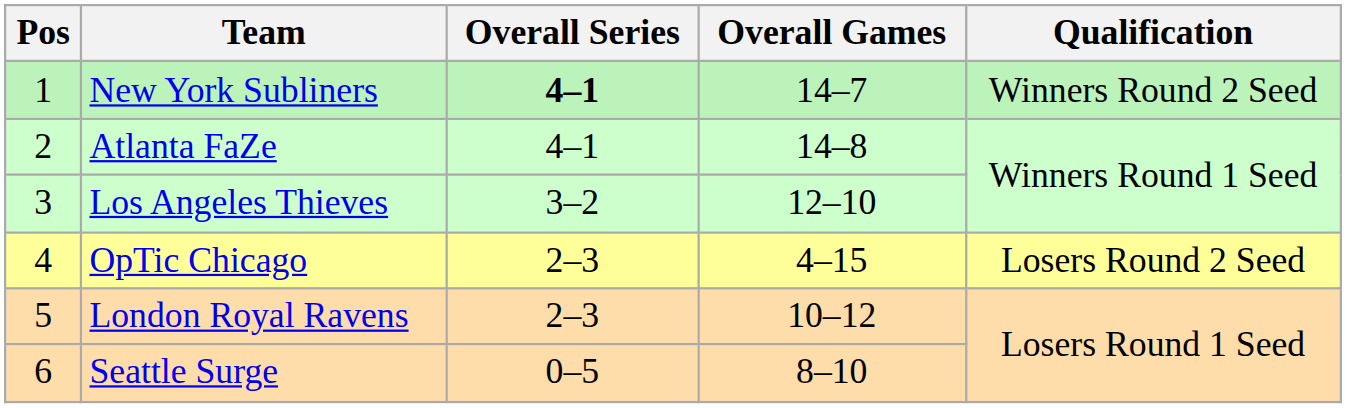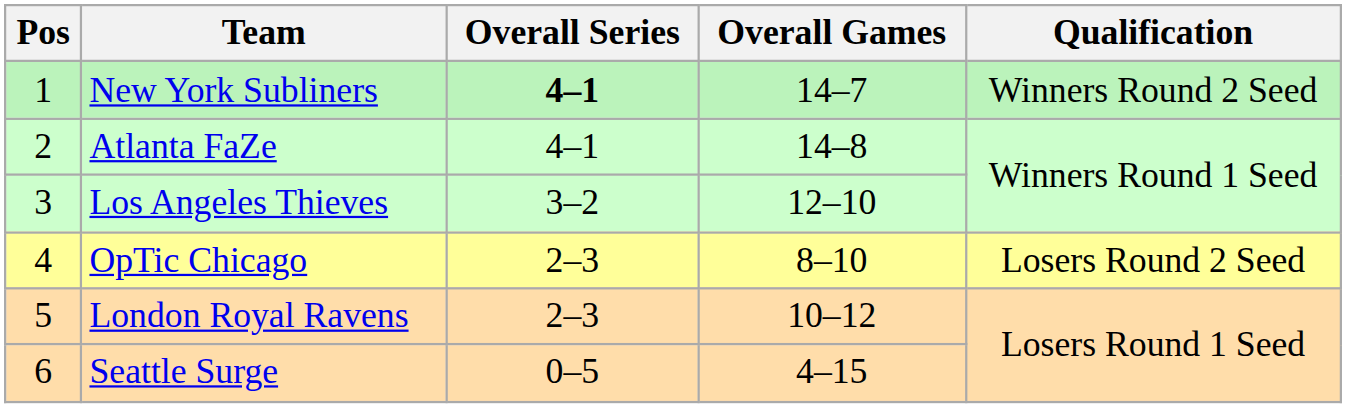(832, 259) 4–15 -> (832, 259) 8–10
(832, 372) 8–10 -> (832, 372) 4–15
